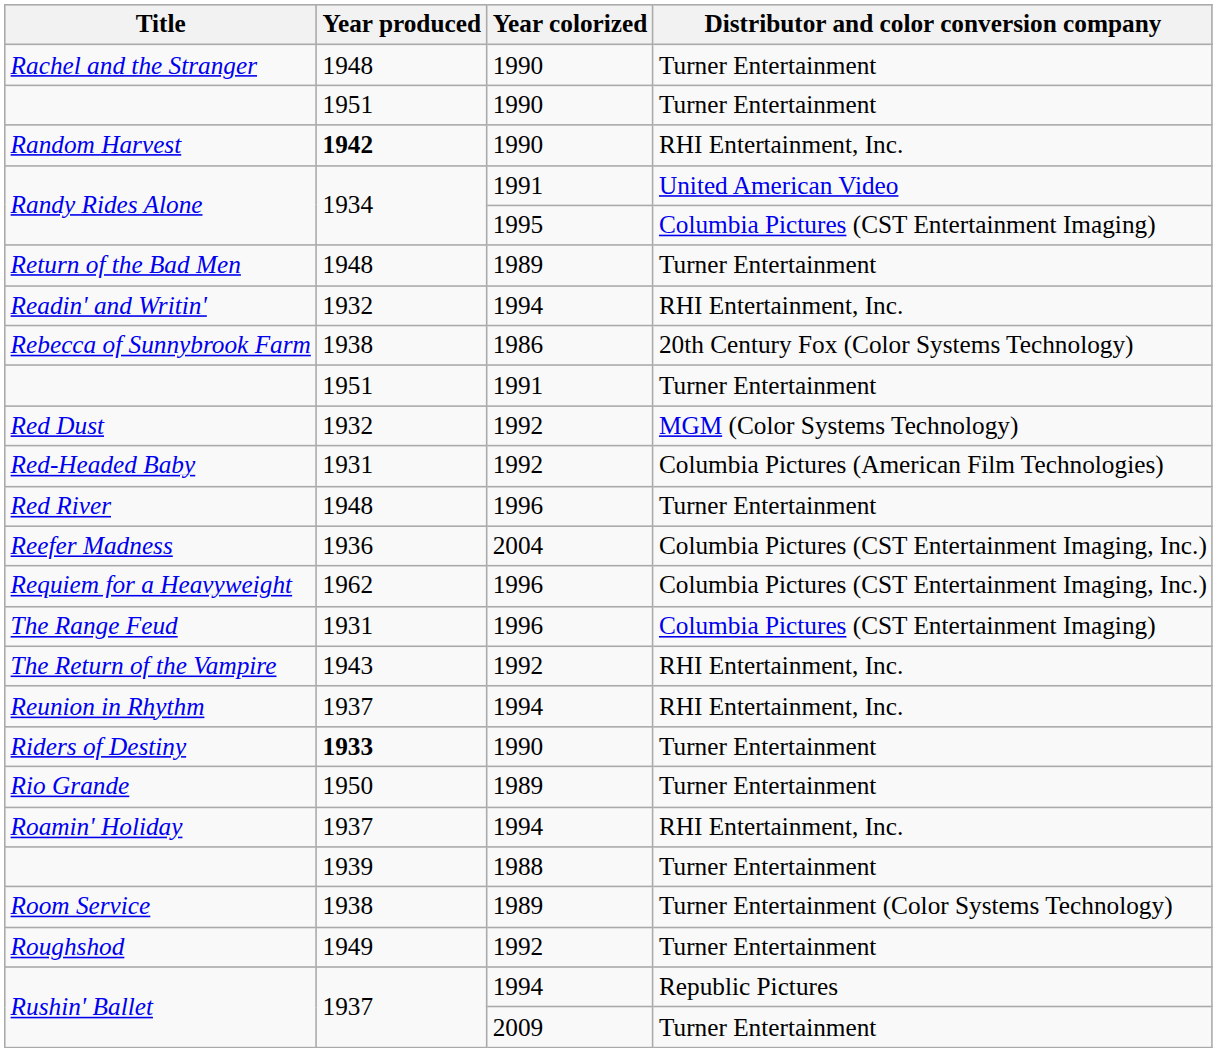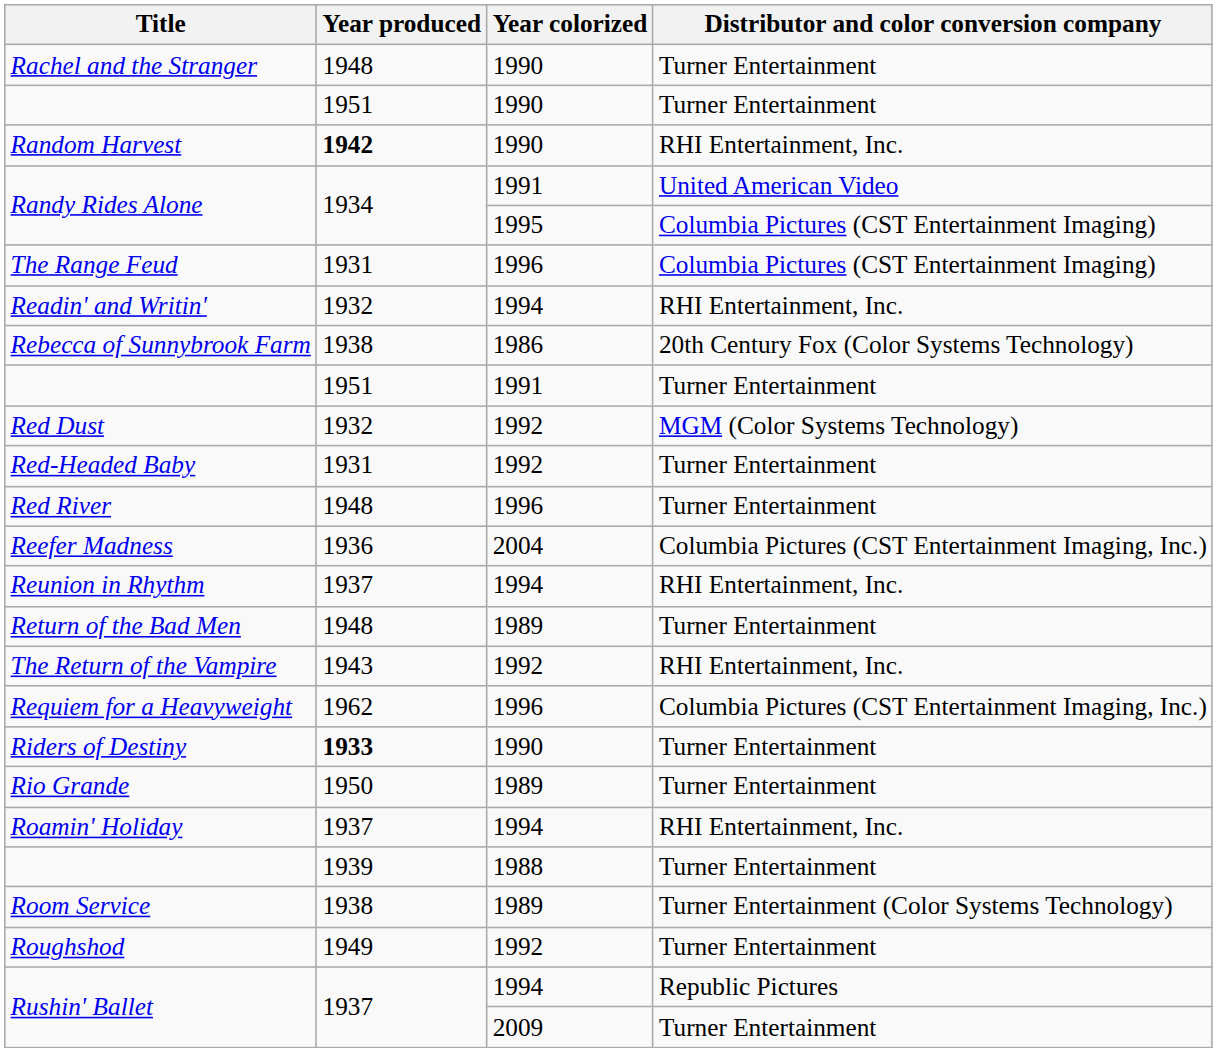rows swapped: (94, 625) <-> (126, 265)
(911, 465) Columbia Pictures (American Film Technologies) -> (768, 465) Turner Entertainment
rows swapped: (151, 585) <-> (108, 706)
